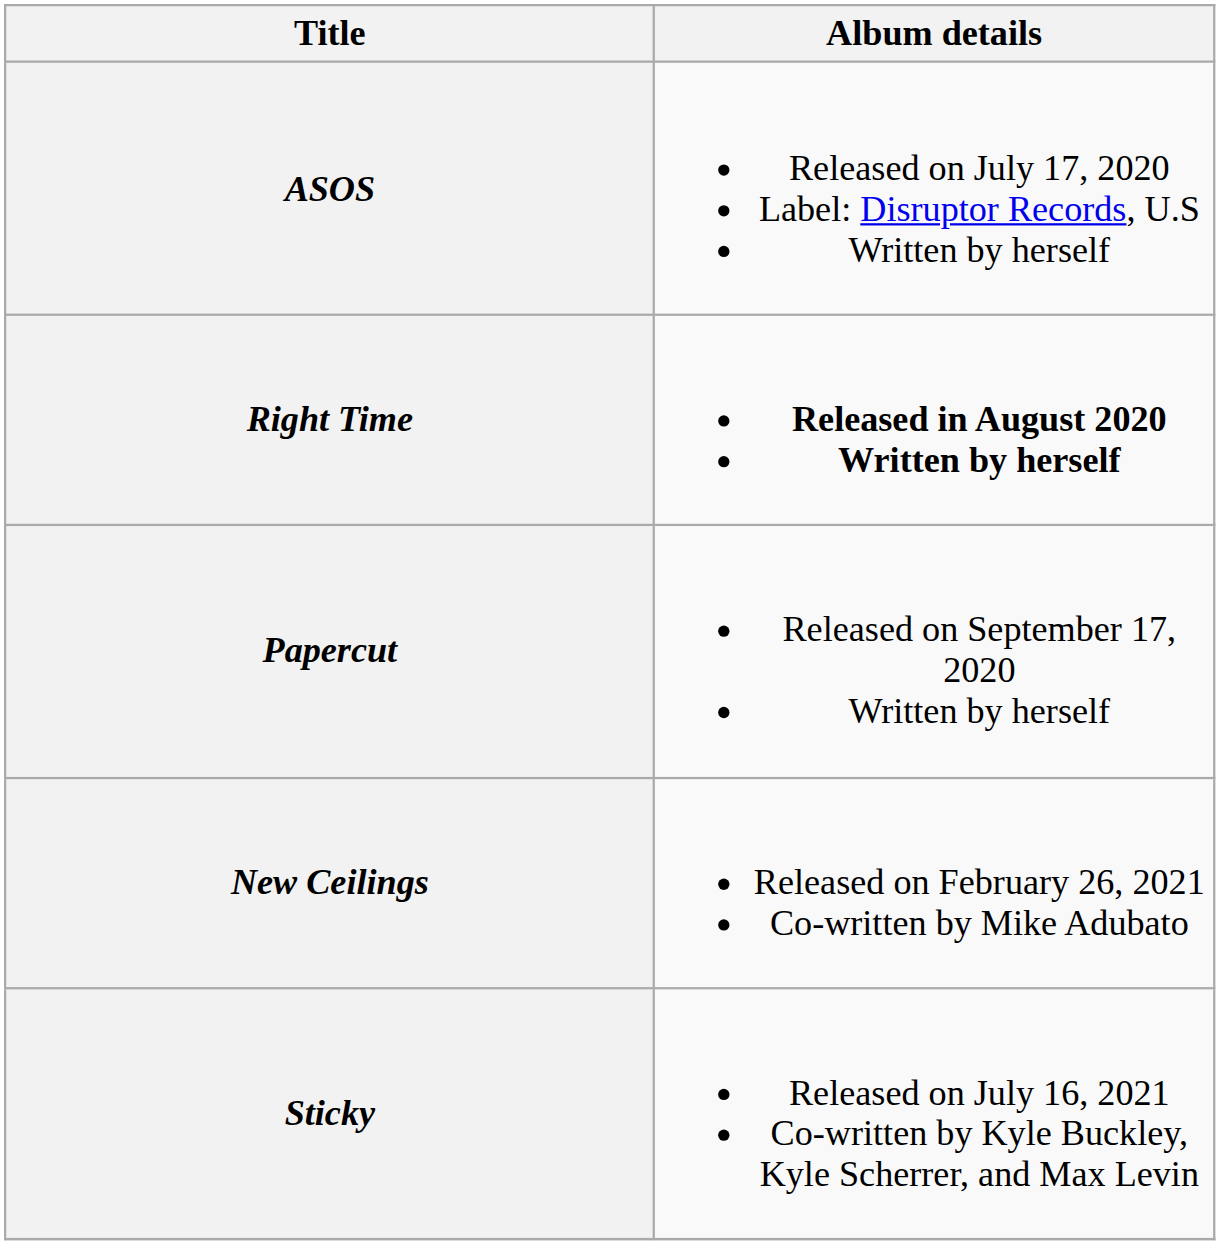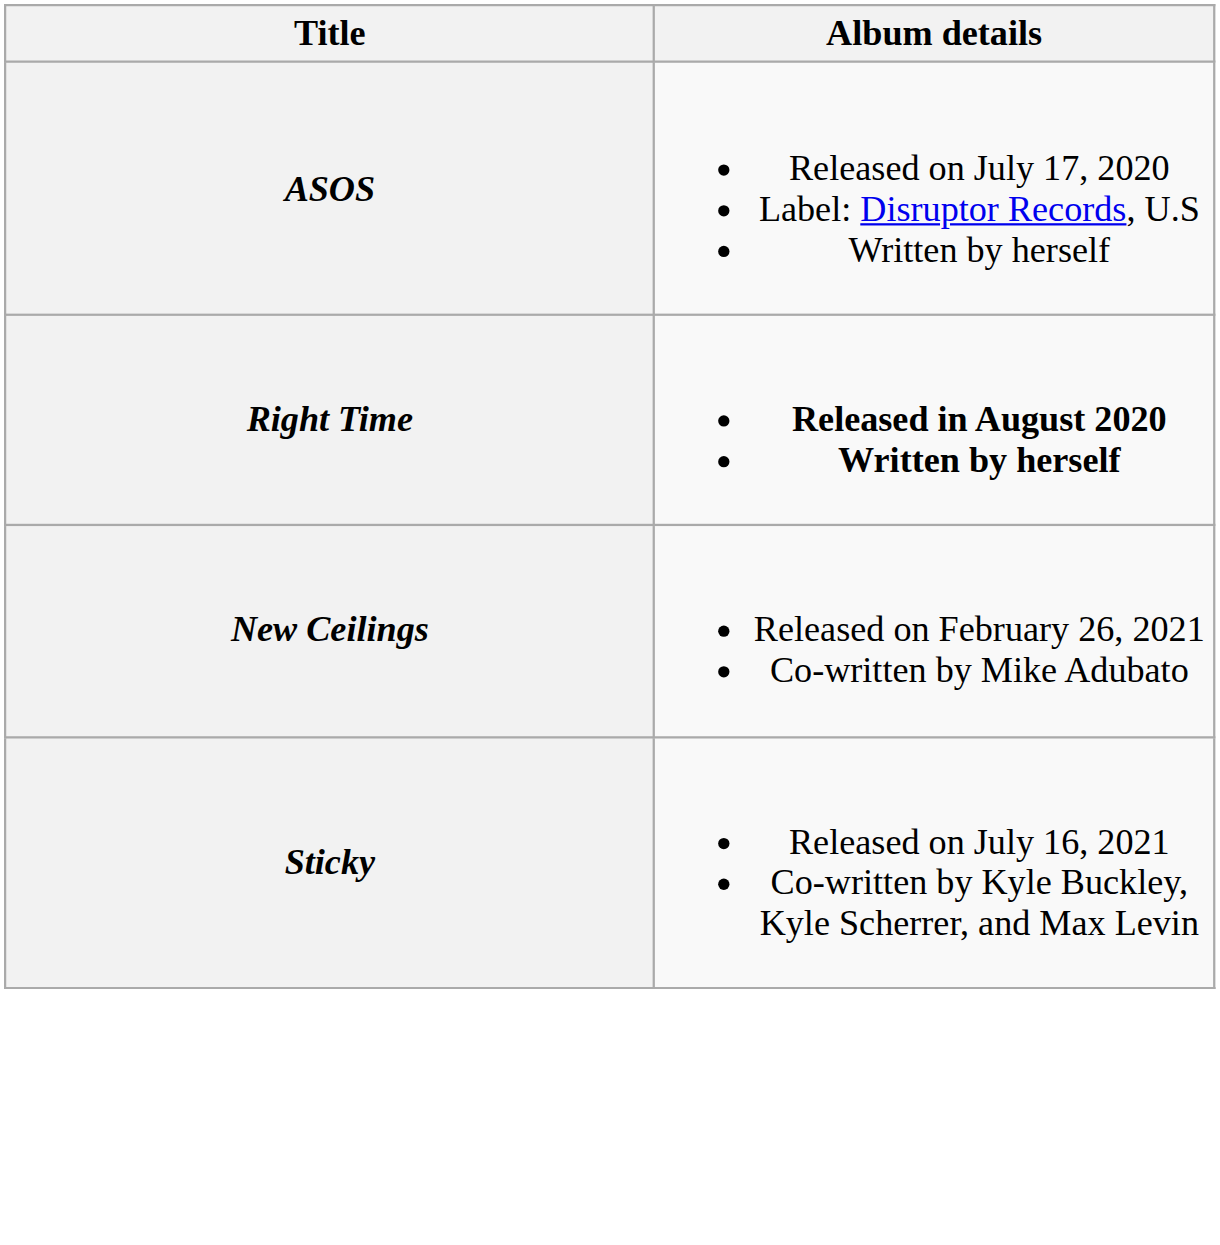- row: (330, 650)
